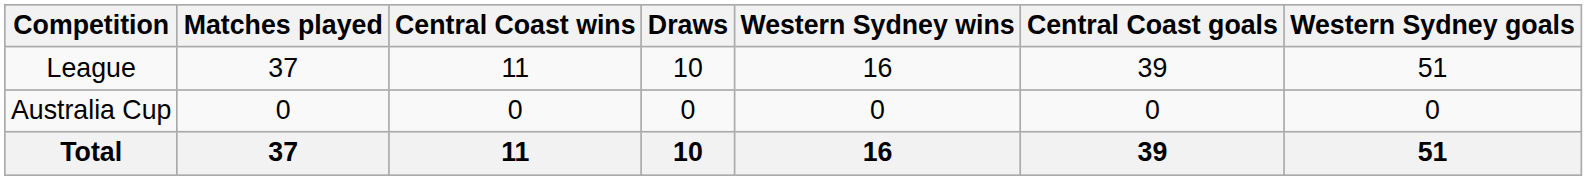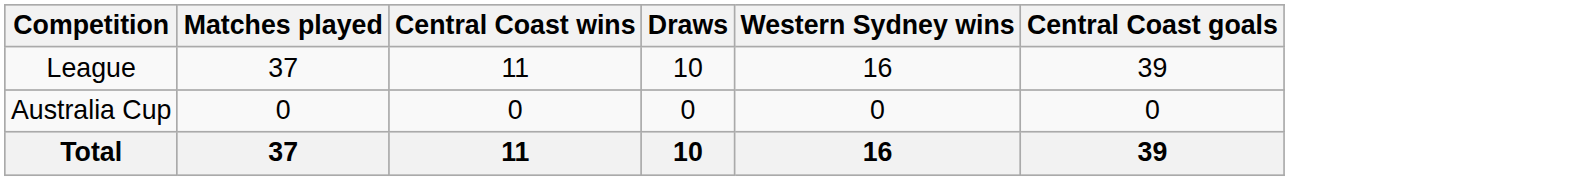- column: (1433, 25)
